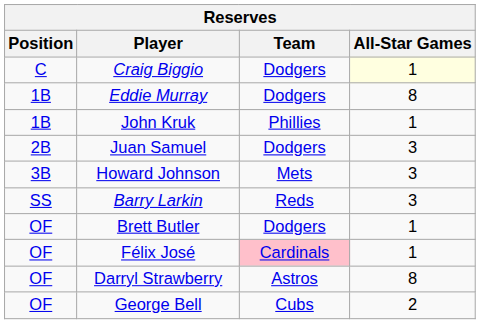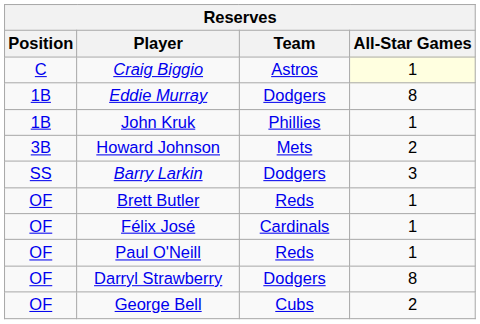(295, 69) Dodgers -> (295, 69) Astros
- row: (158, 148)
(413, 174) 3 -> (413, 148) 2
(295, 200) Reds -> (295, 174) Dodgers
(295, 226) Dodgers -> (295, 200) Reds
(295, 252) pink background -> (295, 226) no background
+ row: (158, 252)
(295, 278) Astros -> (295, 278) Dodgers
